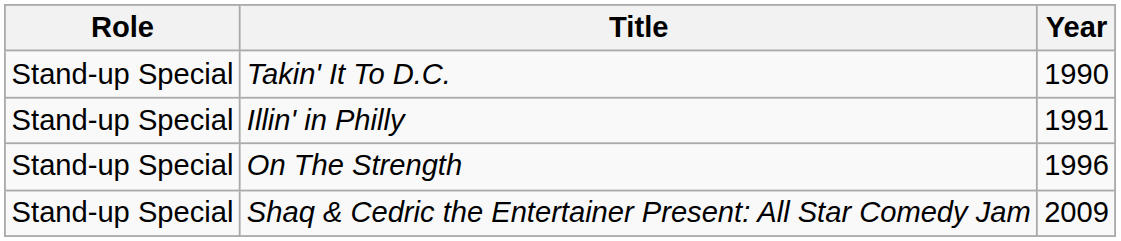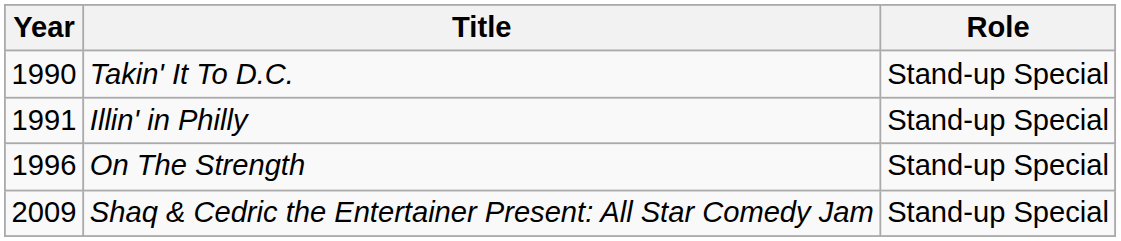columns swapped: (1077, 27) <-> (123, 27)
